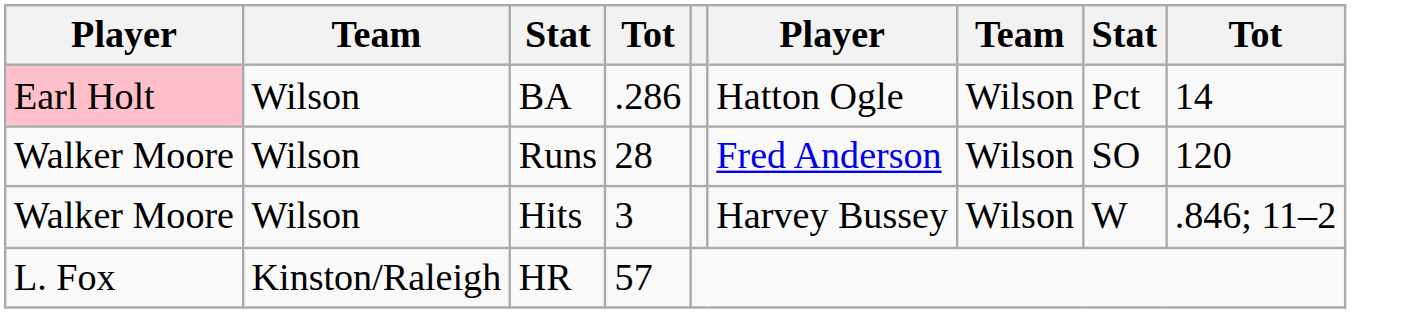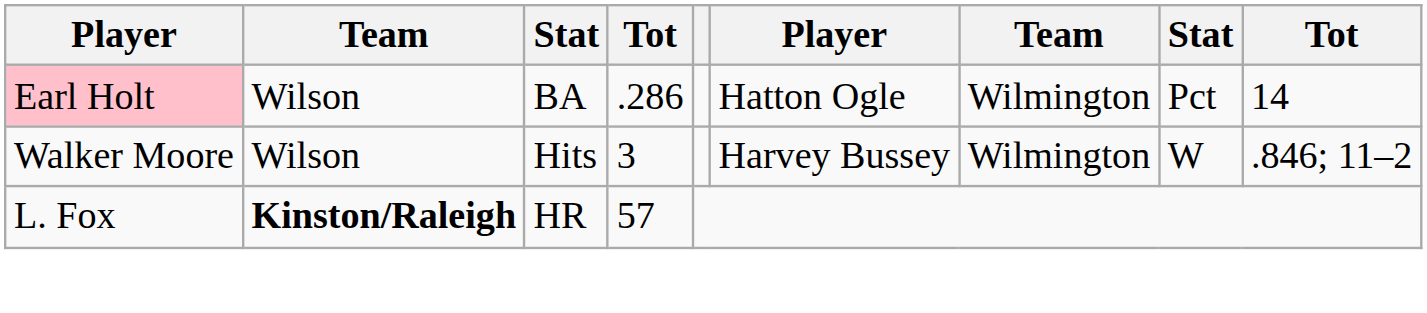(1020, 95) Wilson -> (1059, 95) Wilmington
- row: (558, 155)
(1020, 215) Wilson -> (1059, 155) Wilmington
(376, 276) normal -> (384, 215) bold
